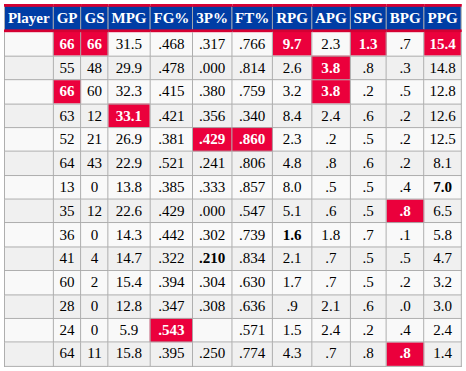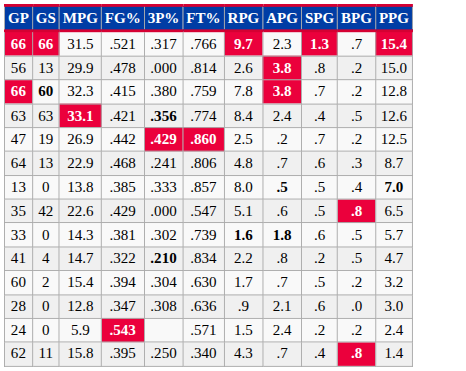- column: (29, 18)
(171, 44) .468 -> (123, 44) .521
(67, 67) 55 -> (18, 67) 56
(94, 67) 48 -> (46, 67) 13
(405, 67) .3 -> (357, 67) .2
(443, 67) 14.8 -> (394, 67) 15.0
(94, 91) normal -> (46, 91) bold
(292, 91) 3.2 -> (243, 91) 7.8
(368, 91) .2 -> (320, 91) .7
(405, 91) .5 -> (357, 91) .2
(94, 115) 12 -> (46, 115) 63
(212, 115) normal -> (164, 115) bold
(252, 115) .340 -> (203, 115) .774
(368, 115) .6 -> (320, 115) .4
(405, 115) .2 -> (357, 115) .5
(67, 139) 52 -> (18, 139) 47
(94, 139) 21 -> (46, 139) 19
(171, 139) .381 -> (123, 139) .442
(292, 139) 2.3 -> (243, 139) 2.5
(368, 139) .5 -> (320, 139) .7
(94, 163) 43 -> (46, 163) 13
(171, 163) .521 -> (123, 163) .468
(331, 163) .8 -> (282, 163) .7
(405, 163) .2 -> (357, 163) .3
(443, 163) 8.1 -> (394, 163) 8.7
(331, 187) normal -> (282, 187) bold
(94, 211) 12 -> (46, 211) 42
(67, 234) 36 -> (18, 234) 33
(171, 234) .442 -> (123, 234) .381
(331, 234) normal -> (282, 234) bold
(368, 234) .7 -> (320, 234) .6
(405, 234) .1 -> (357, 234) .5
(443, 234) 5.8 -> (394, 234) 5.7
(292, 258) 2.1 -> (243, 258) 2.2
(331, 258) .7 -> (282, 258) .8
(368, 258) .5 -> (320, 258) .2
(405, 330) .4 -> (357, 330) .2
(67, 354) 64 -> (18, 354) 62
(252, 354) .774 -> (203, 354) .340
(368, 354) .8 -> (320, 354) .4
